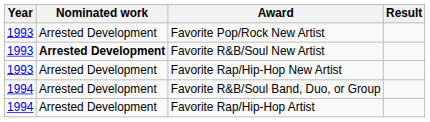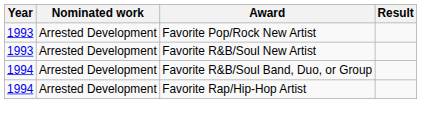(102, 51) bold -> (98, 51) normal
- row: (256, 70)
